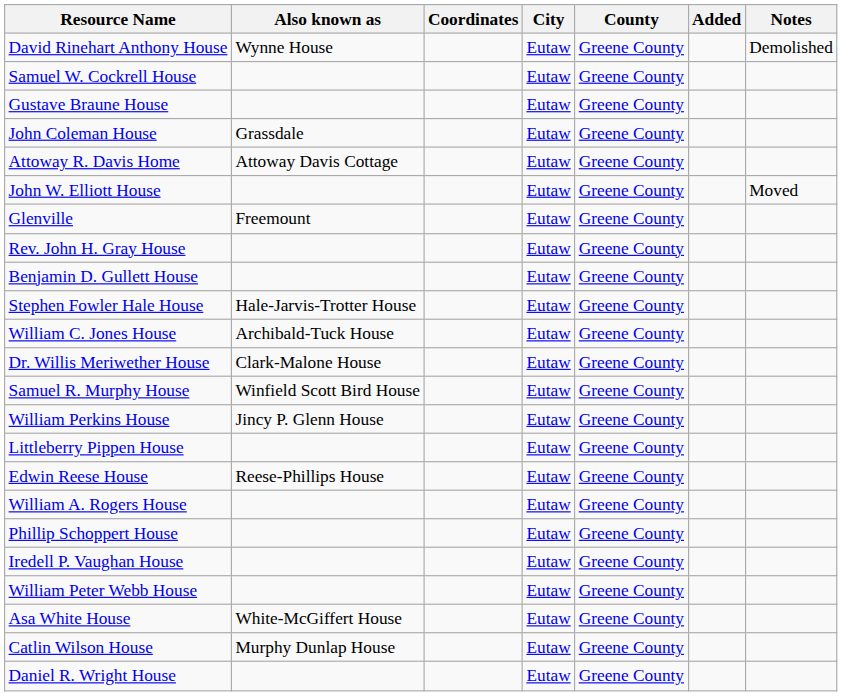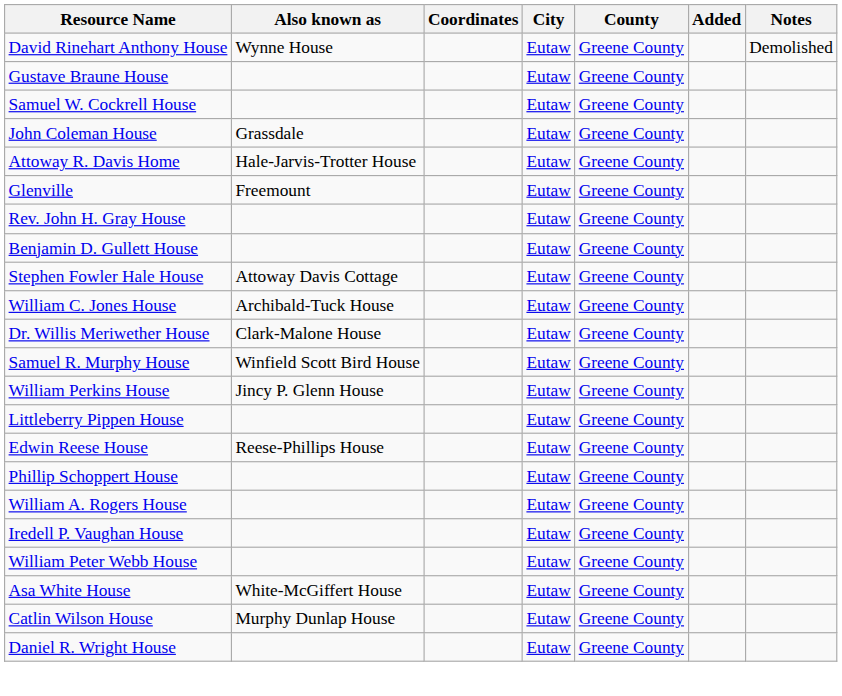rows swapped: (88, 104) <-> (102, 76)
(317, 161) Attoway Davis Cottage -> (326, 161) Hale-Jarvis-Trotter House
- row: (85, 190)
(326, 304) Hale-Jarvis-Trotter House -> (317, 276) Attoway Davis Cottage
rows swapped: (98, 504) <-> (93, 533)
